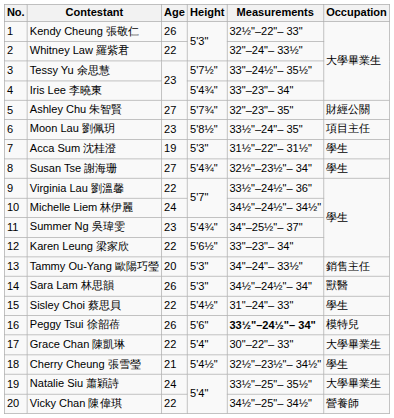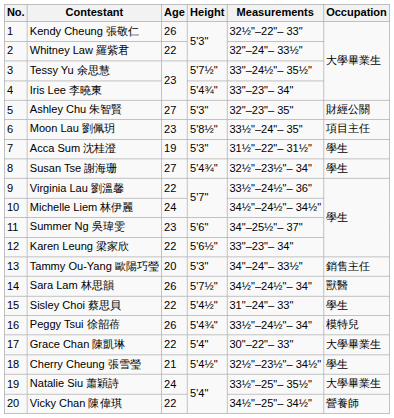(204, 110) 5'7¾" -> (199, 110) 5'3"
(204, 227) 5'4¾" -> (199, 227) 5'6"
(199, 286) 5'3" -> (204, 286) 5'7½"
(199, 325) 5'6" -> (204, 325) 5'4¾"
(273, 325) bold -> (271, 325) normal
